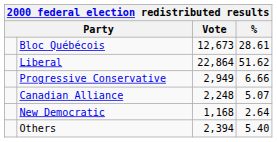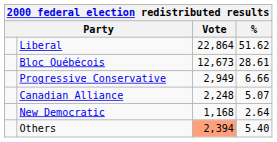rows swapped: (41, 62) <-> (62, 46)
(219, 128) no background -> (219, 128) lightsalmon background
